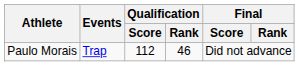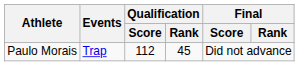(184, 52) 46 -> (184, 52) 45
